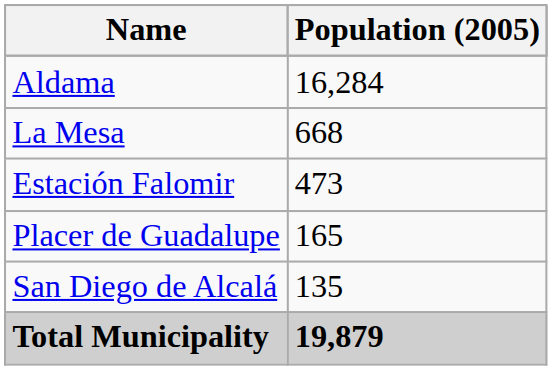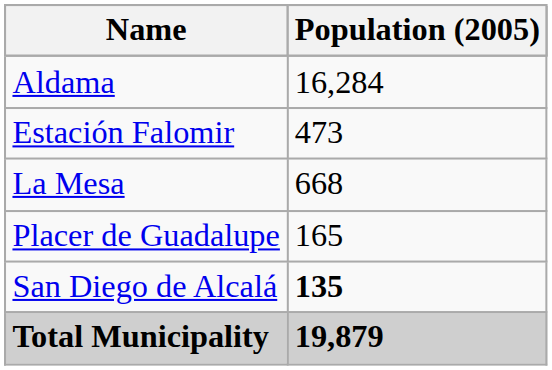rows swapped: (69, 132) <-> (123, 183)
(319, 286) normal -> (319, 286) bold
